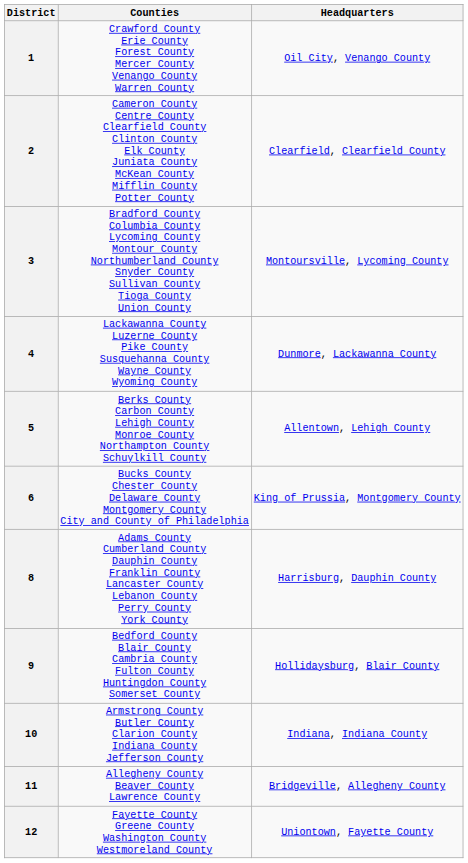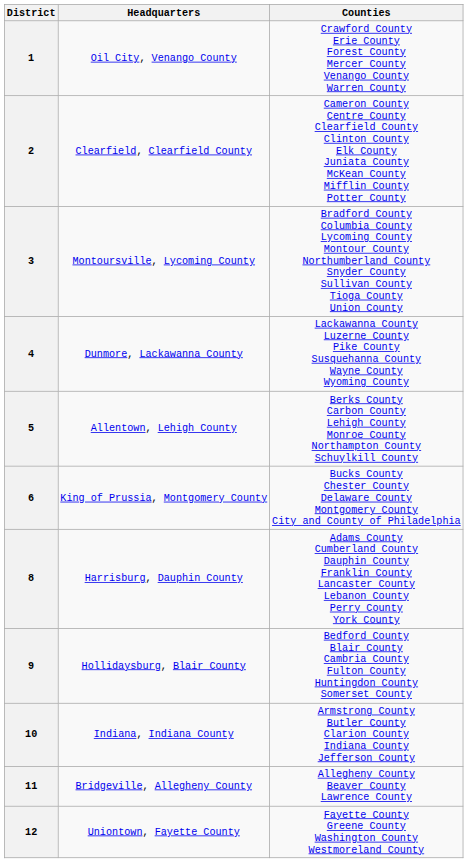columns swapped: (155, 13) <-> (357, 13)
